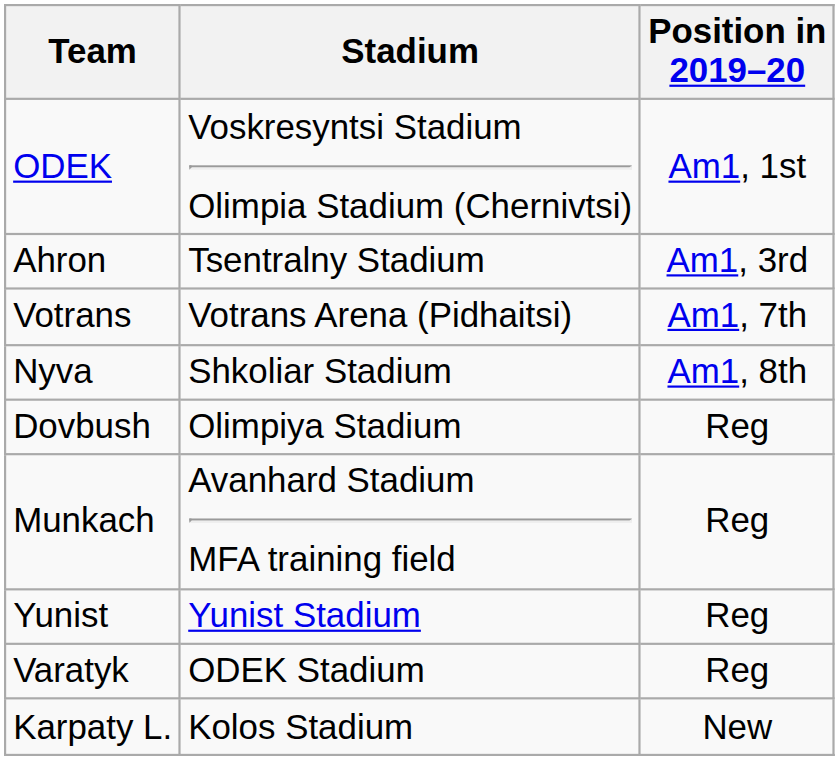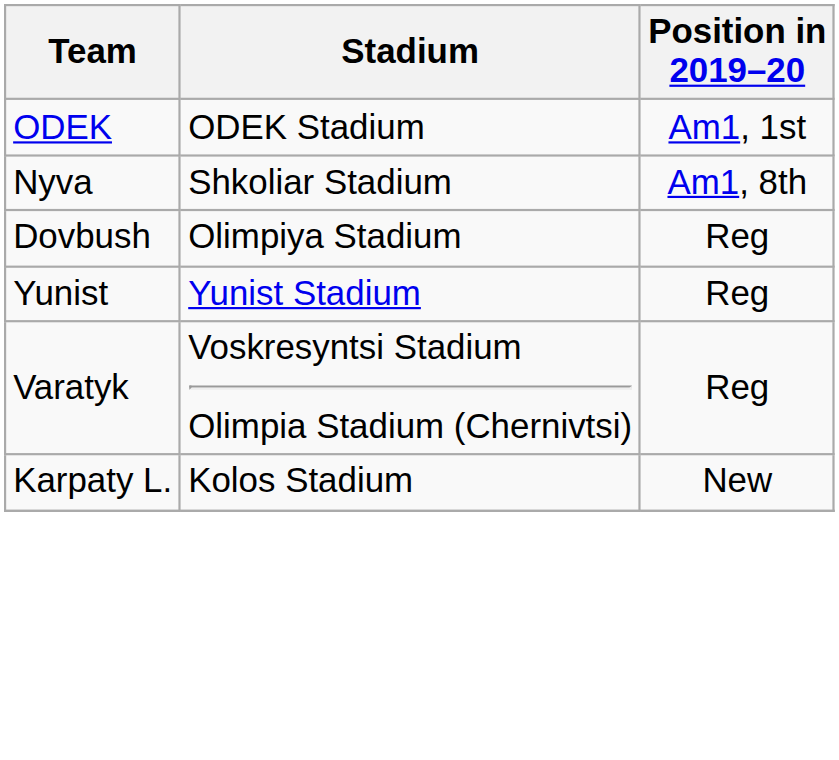(410, 165) Voskresyntsi Stadium Olimpia Stadium (Chernivtsi) -> (306, 126) ODEK Stadium
- row: (60, 260)
- row: (72, 315)
- row: (84, 521)
(306, 670) ODEK Stadium -> (410, 387) Voskresyntsi Stadium Olimpia Stadium (Chernivtsi)
